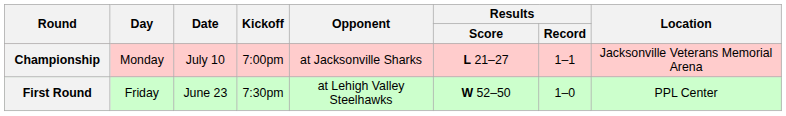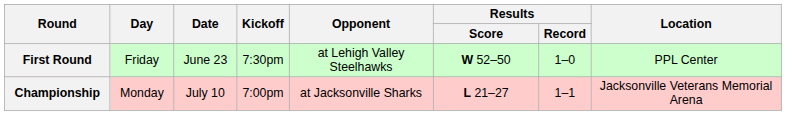rows swapped: (57, 93) <-> (57, 60)
